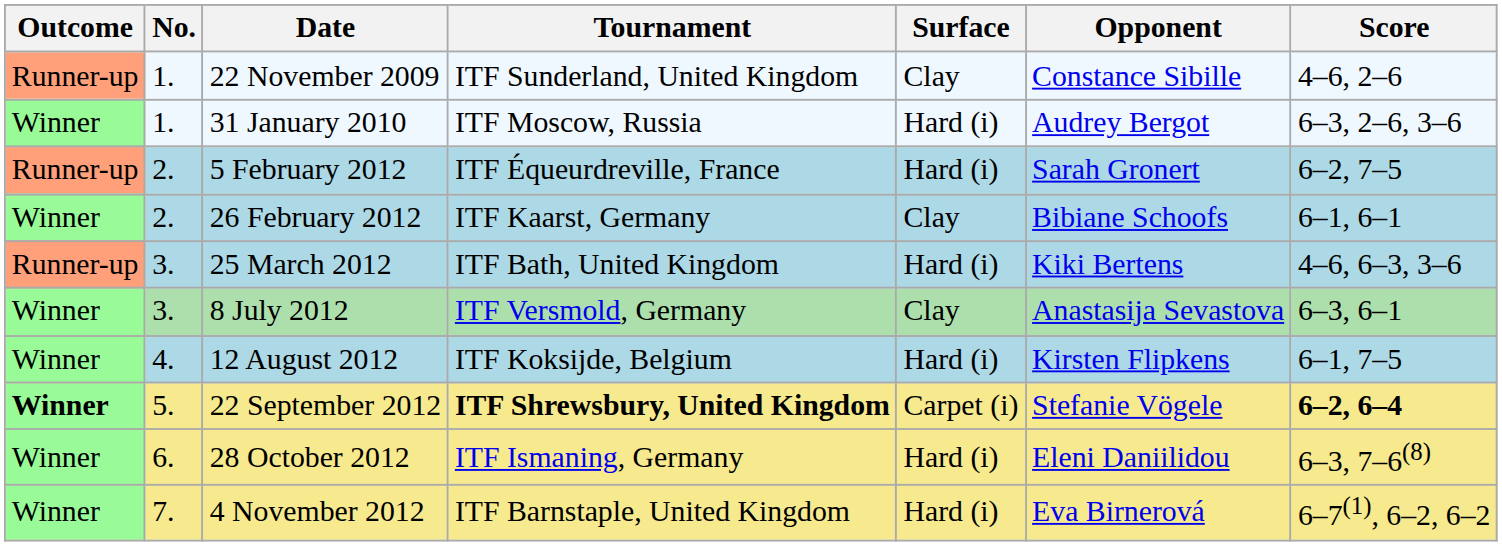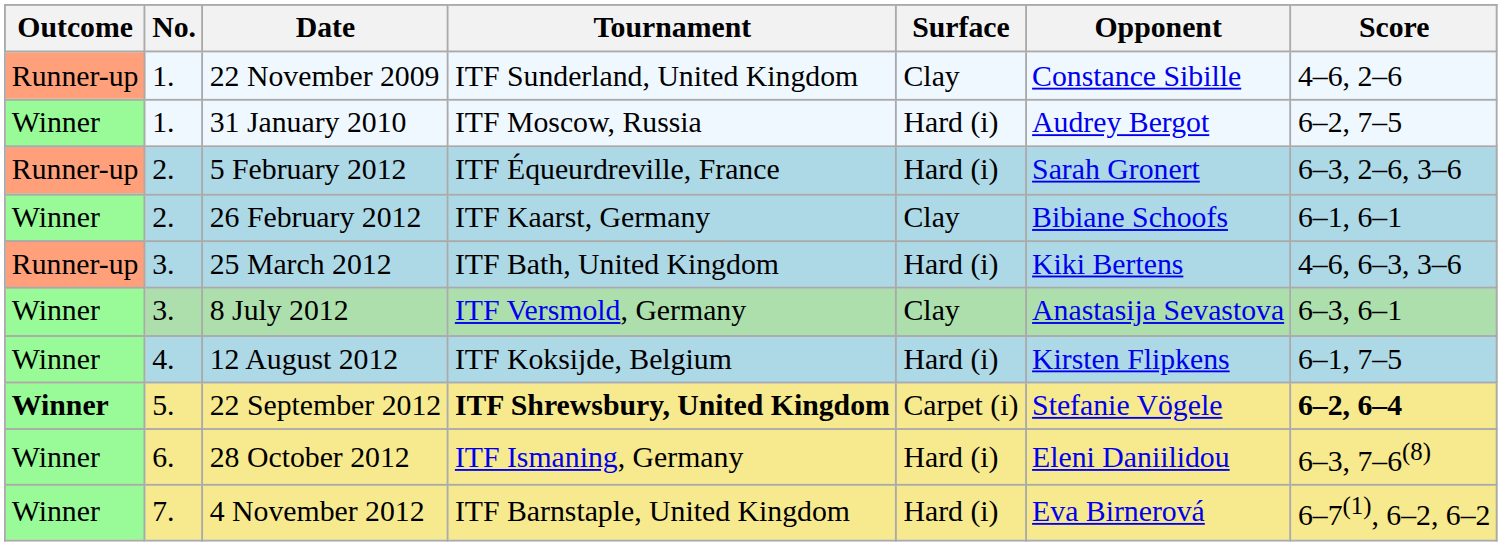(1380, 122) 6–3, 2–6, 3–6 -> (1350, 122) 6–2, 7–5
(1350, 169) 6–2, 7–5 -> (1380, 169) 6–3, 2–6, 3–6
